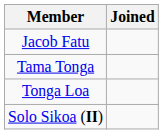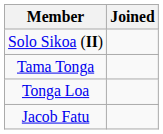rows swapped: (56, 116) <-> (56, 41)
